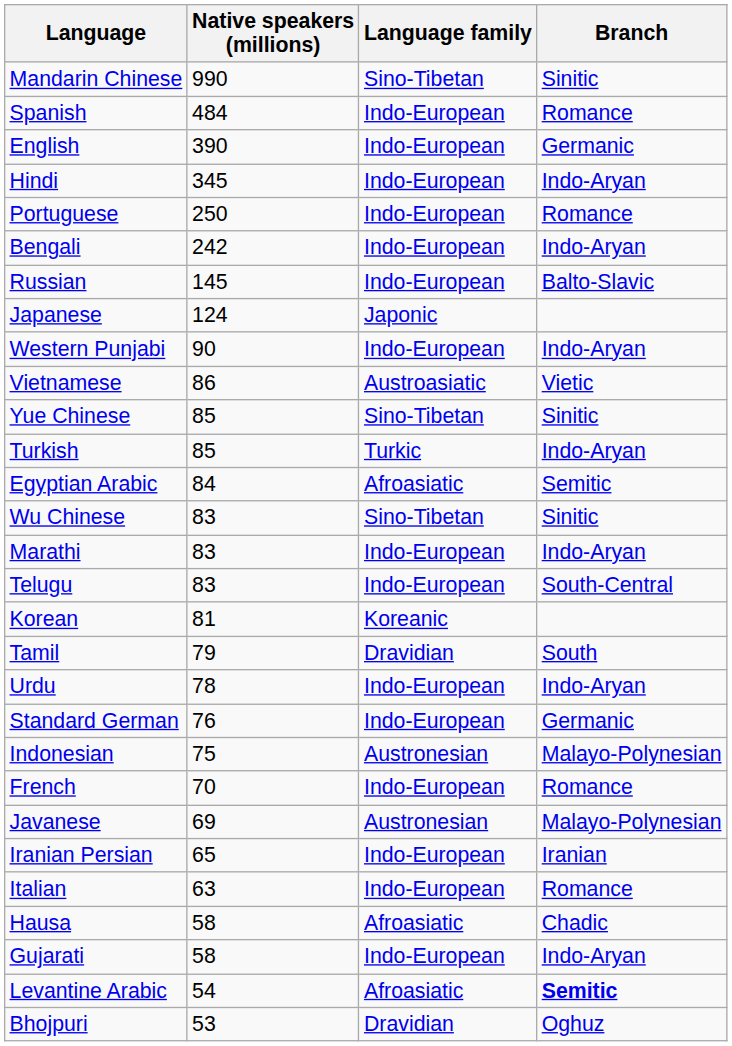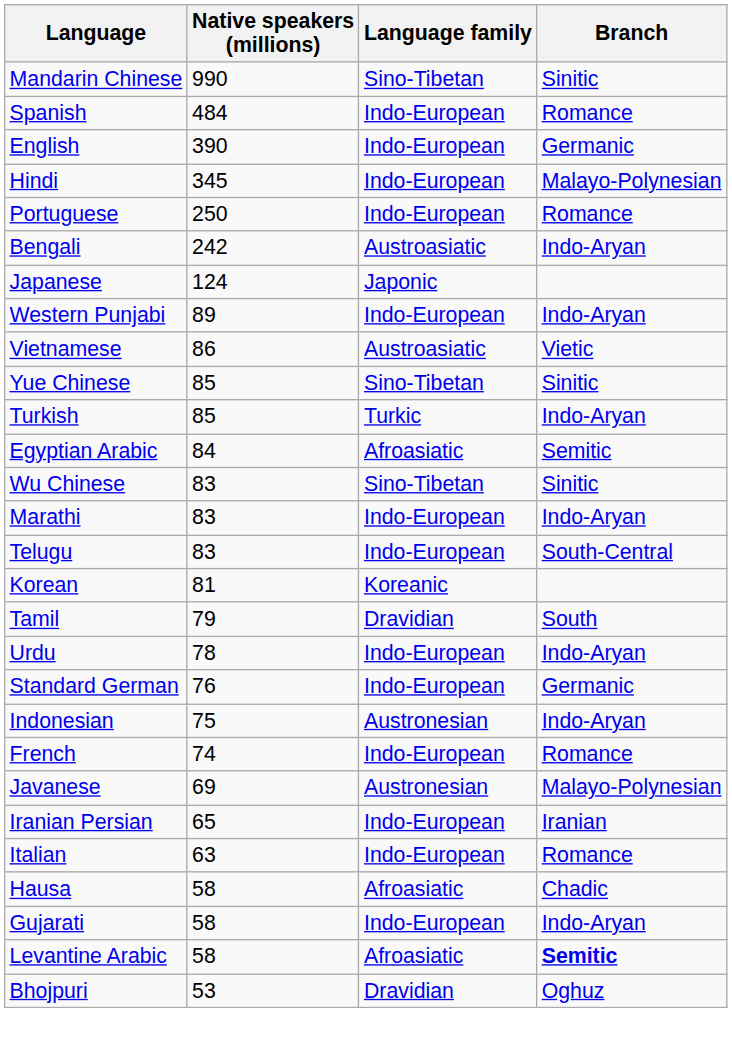(594, 180) Indo-Aryan -> (632, 180) Malayo-Polynesian
(434, 247) Indo-European -> (425, 247) Austroasiatic
- row: (48, 281)
(204, 349) 90 -> (204, 315) 89
(632, 754) Malayo-Polynesian -> (594, 720) Indo-Aryan
(204, 787) 70 -> (204, 754) 74
(204, 990) 54 -> (204, 956) 58
